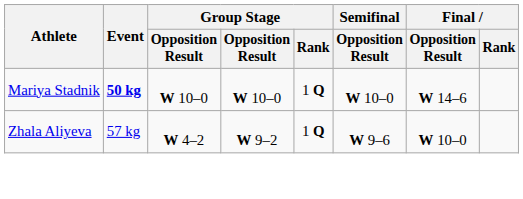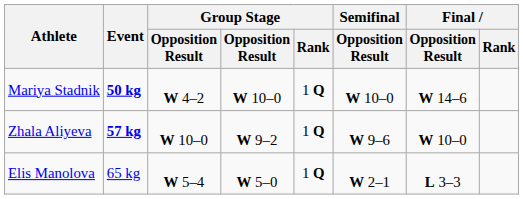(184, 98) W 10–0 -> (184, 98) W 4–2
(123, 131) normal -> (124, 131) bold
(184, 140) W 4–2 -> (184, 140) W 10–0
+ row: (51, 173)
